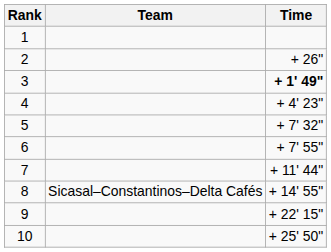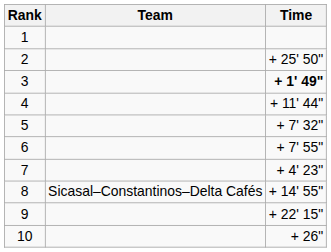(307, 59) + 26" -> (296, 59) + 25' 50"
(300, 103) + 4' 23" -> (297, 103) + 11' 44"
(297, 170) + 11' 44" -> (300, 170) + 4' 23"
(296, 236) + 25' 50" -> (307, 236) + 26"
